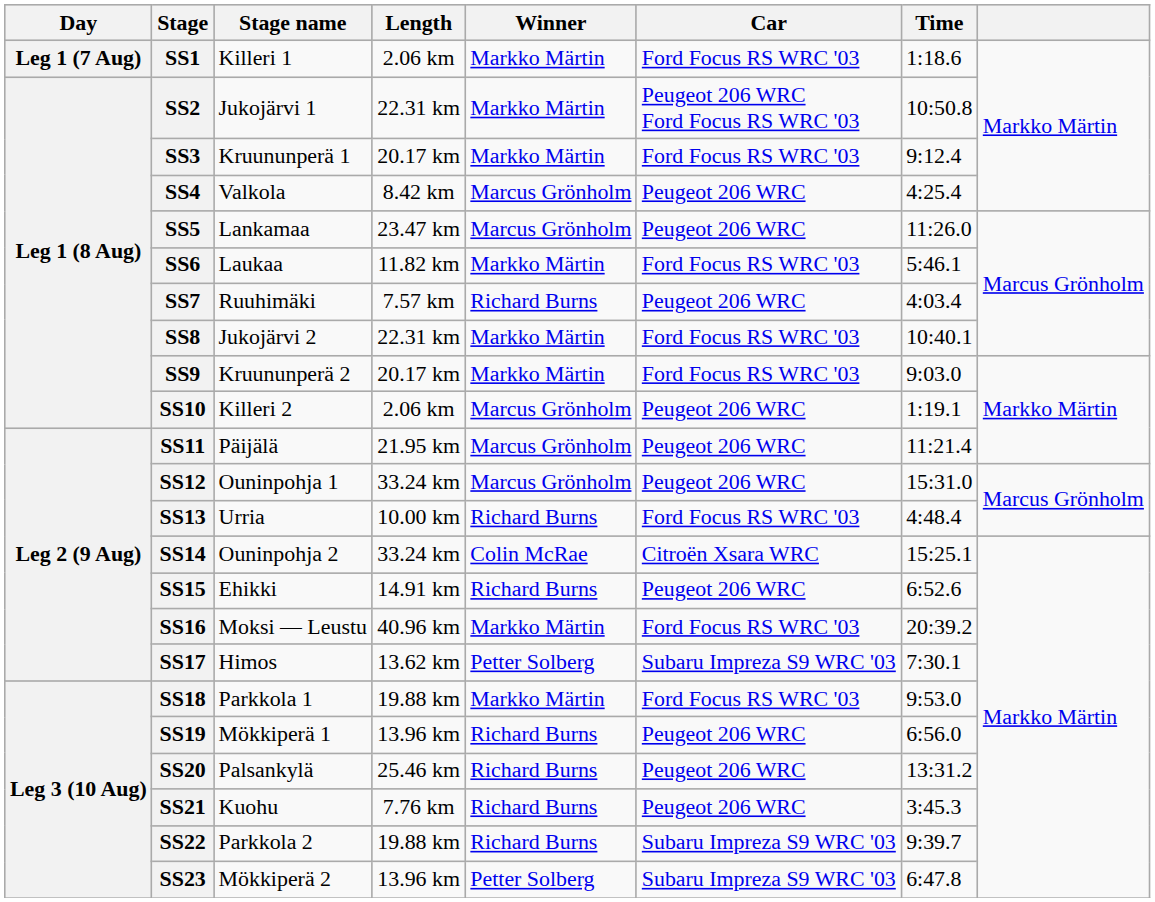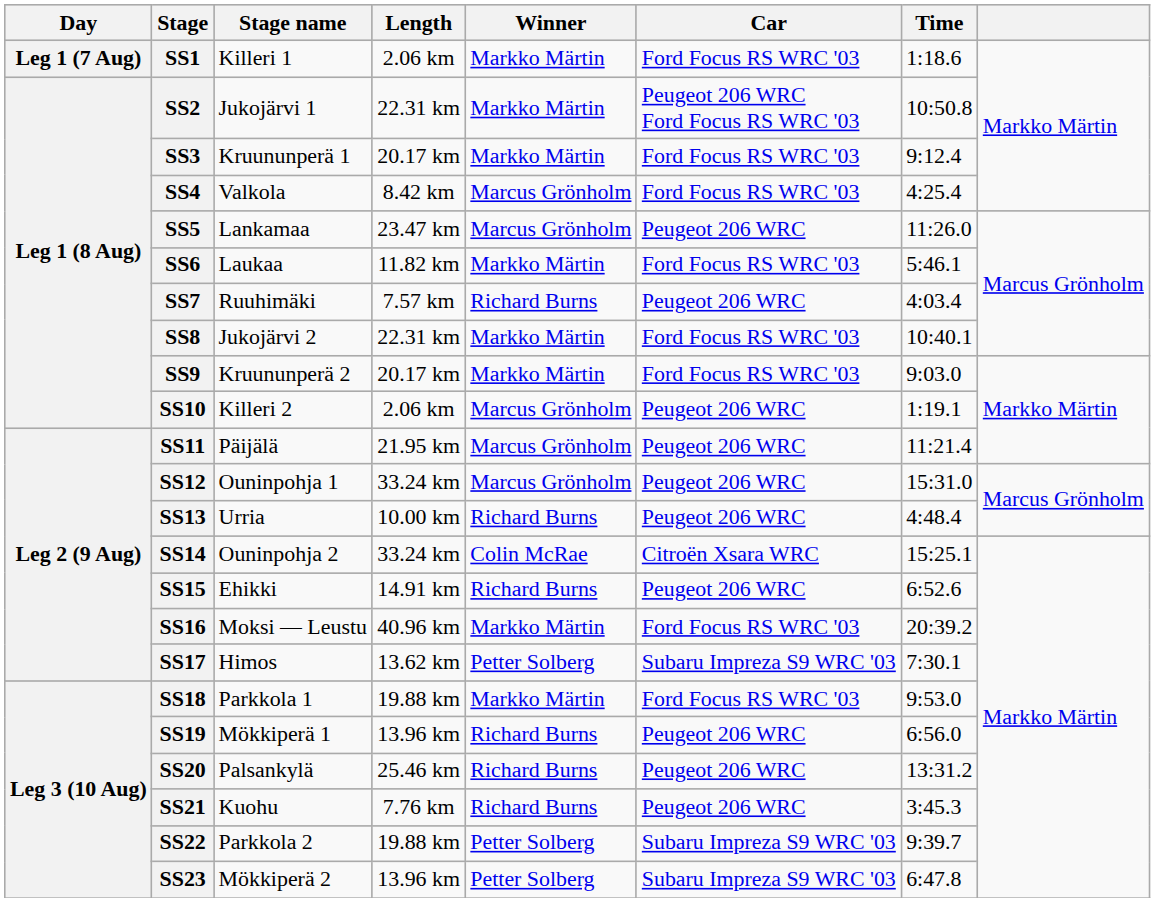(724, 192) Peugeot 206 WRC -> (751, 192) Ford Focus RS WRC '03
(751, 517) Ford Focus RS WRC '03 -> (724, 517) Peugeot 206 WRC
(534, 842) Richard Burns -> (532, 842) Petter Solberg
